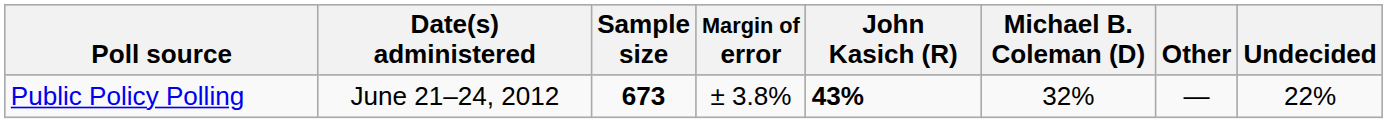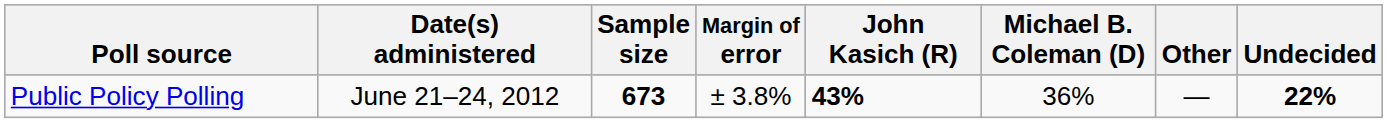(1068, 95) 32% -> (1068, 95) 36%
(1310, 95) normal -> (1310, 95) bold
